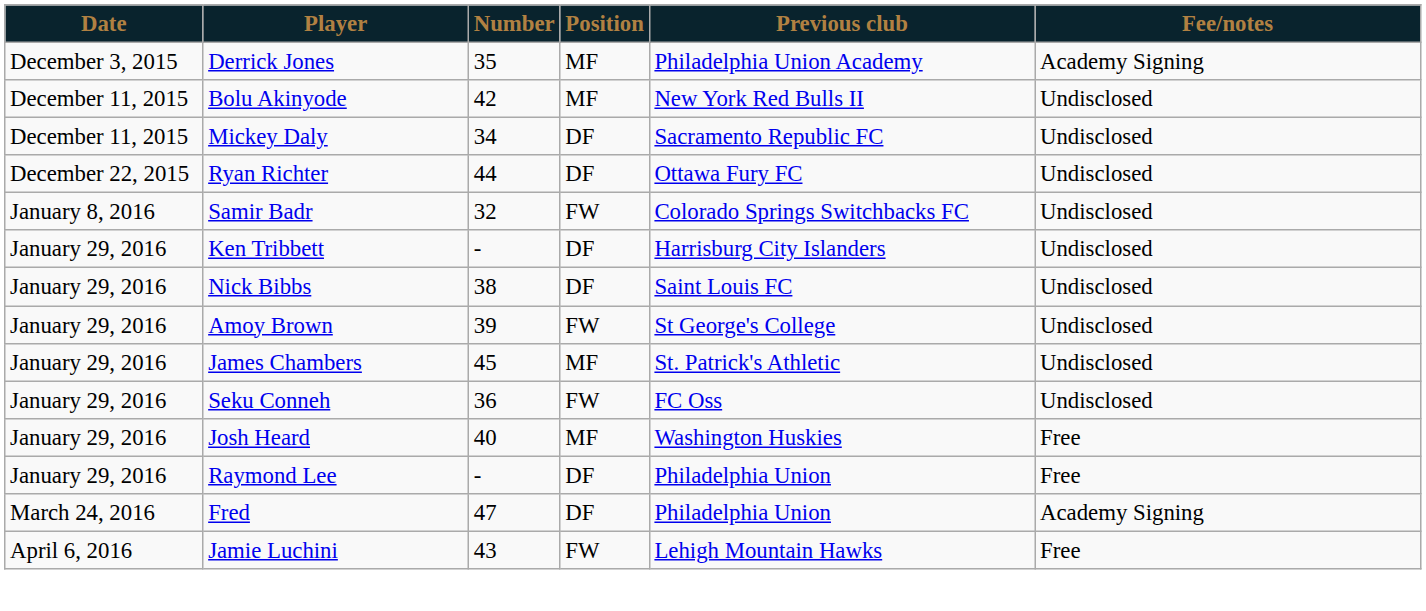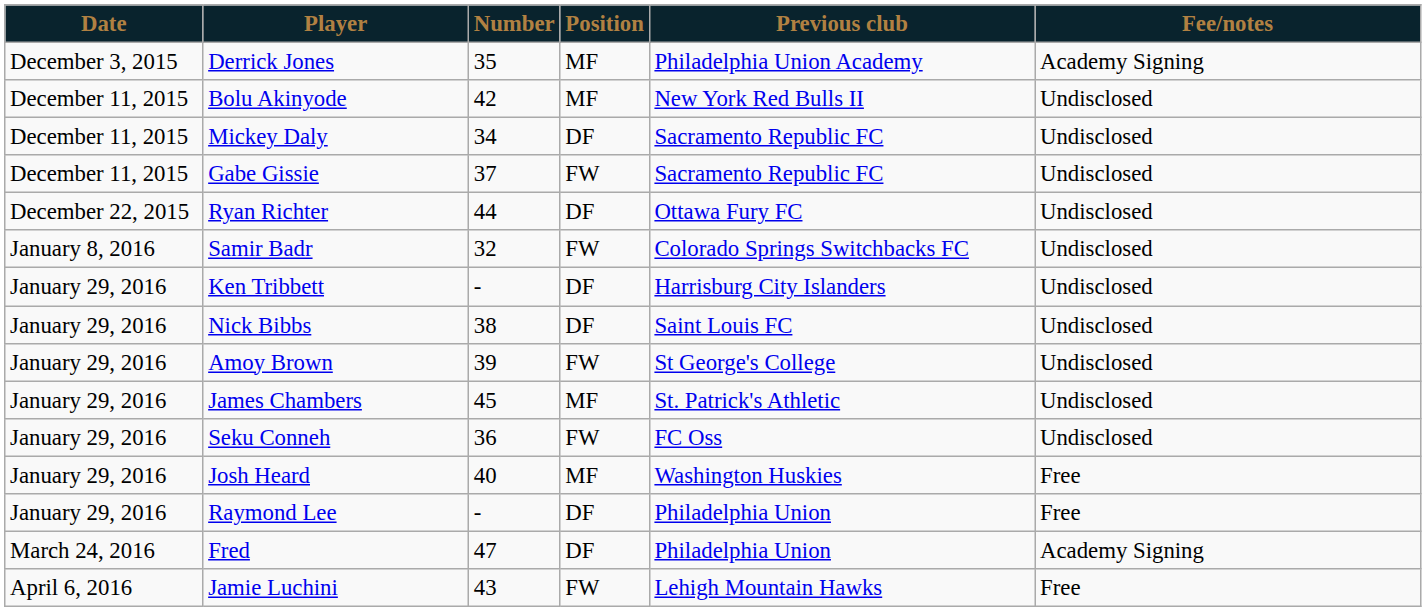+ row: (264, 173)
